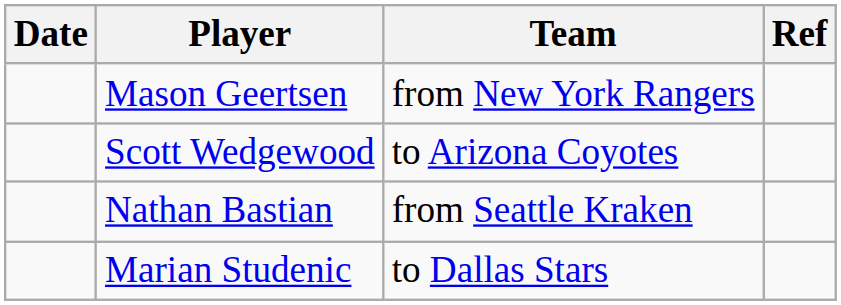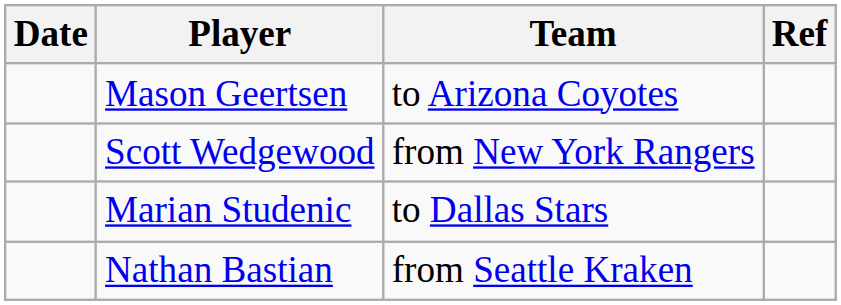(573, 92) from New York Rangers -> (535, 92) to Arizona Coyotes
(535, 151) to Arizona Coyotes -> (573, 151) from New York Rangers
rows swapped: (219, 210) <-> (228, 269)
